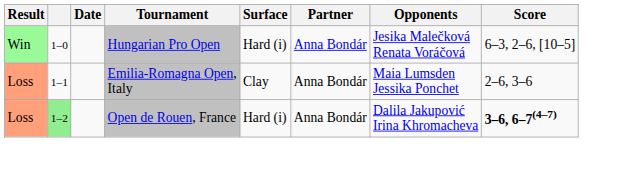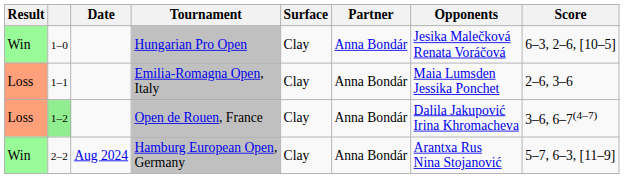(265, 44) Hard (i) -> (296, 44) Clay
(265, 118) Hard (i) -> (296, 118) Clay
(521, 118) bold -> (561, 118) normal
+ row: (206, 155)
